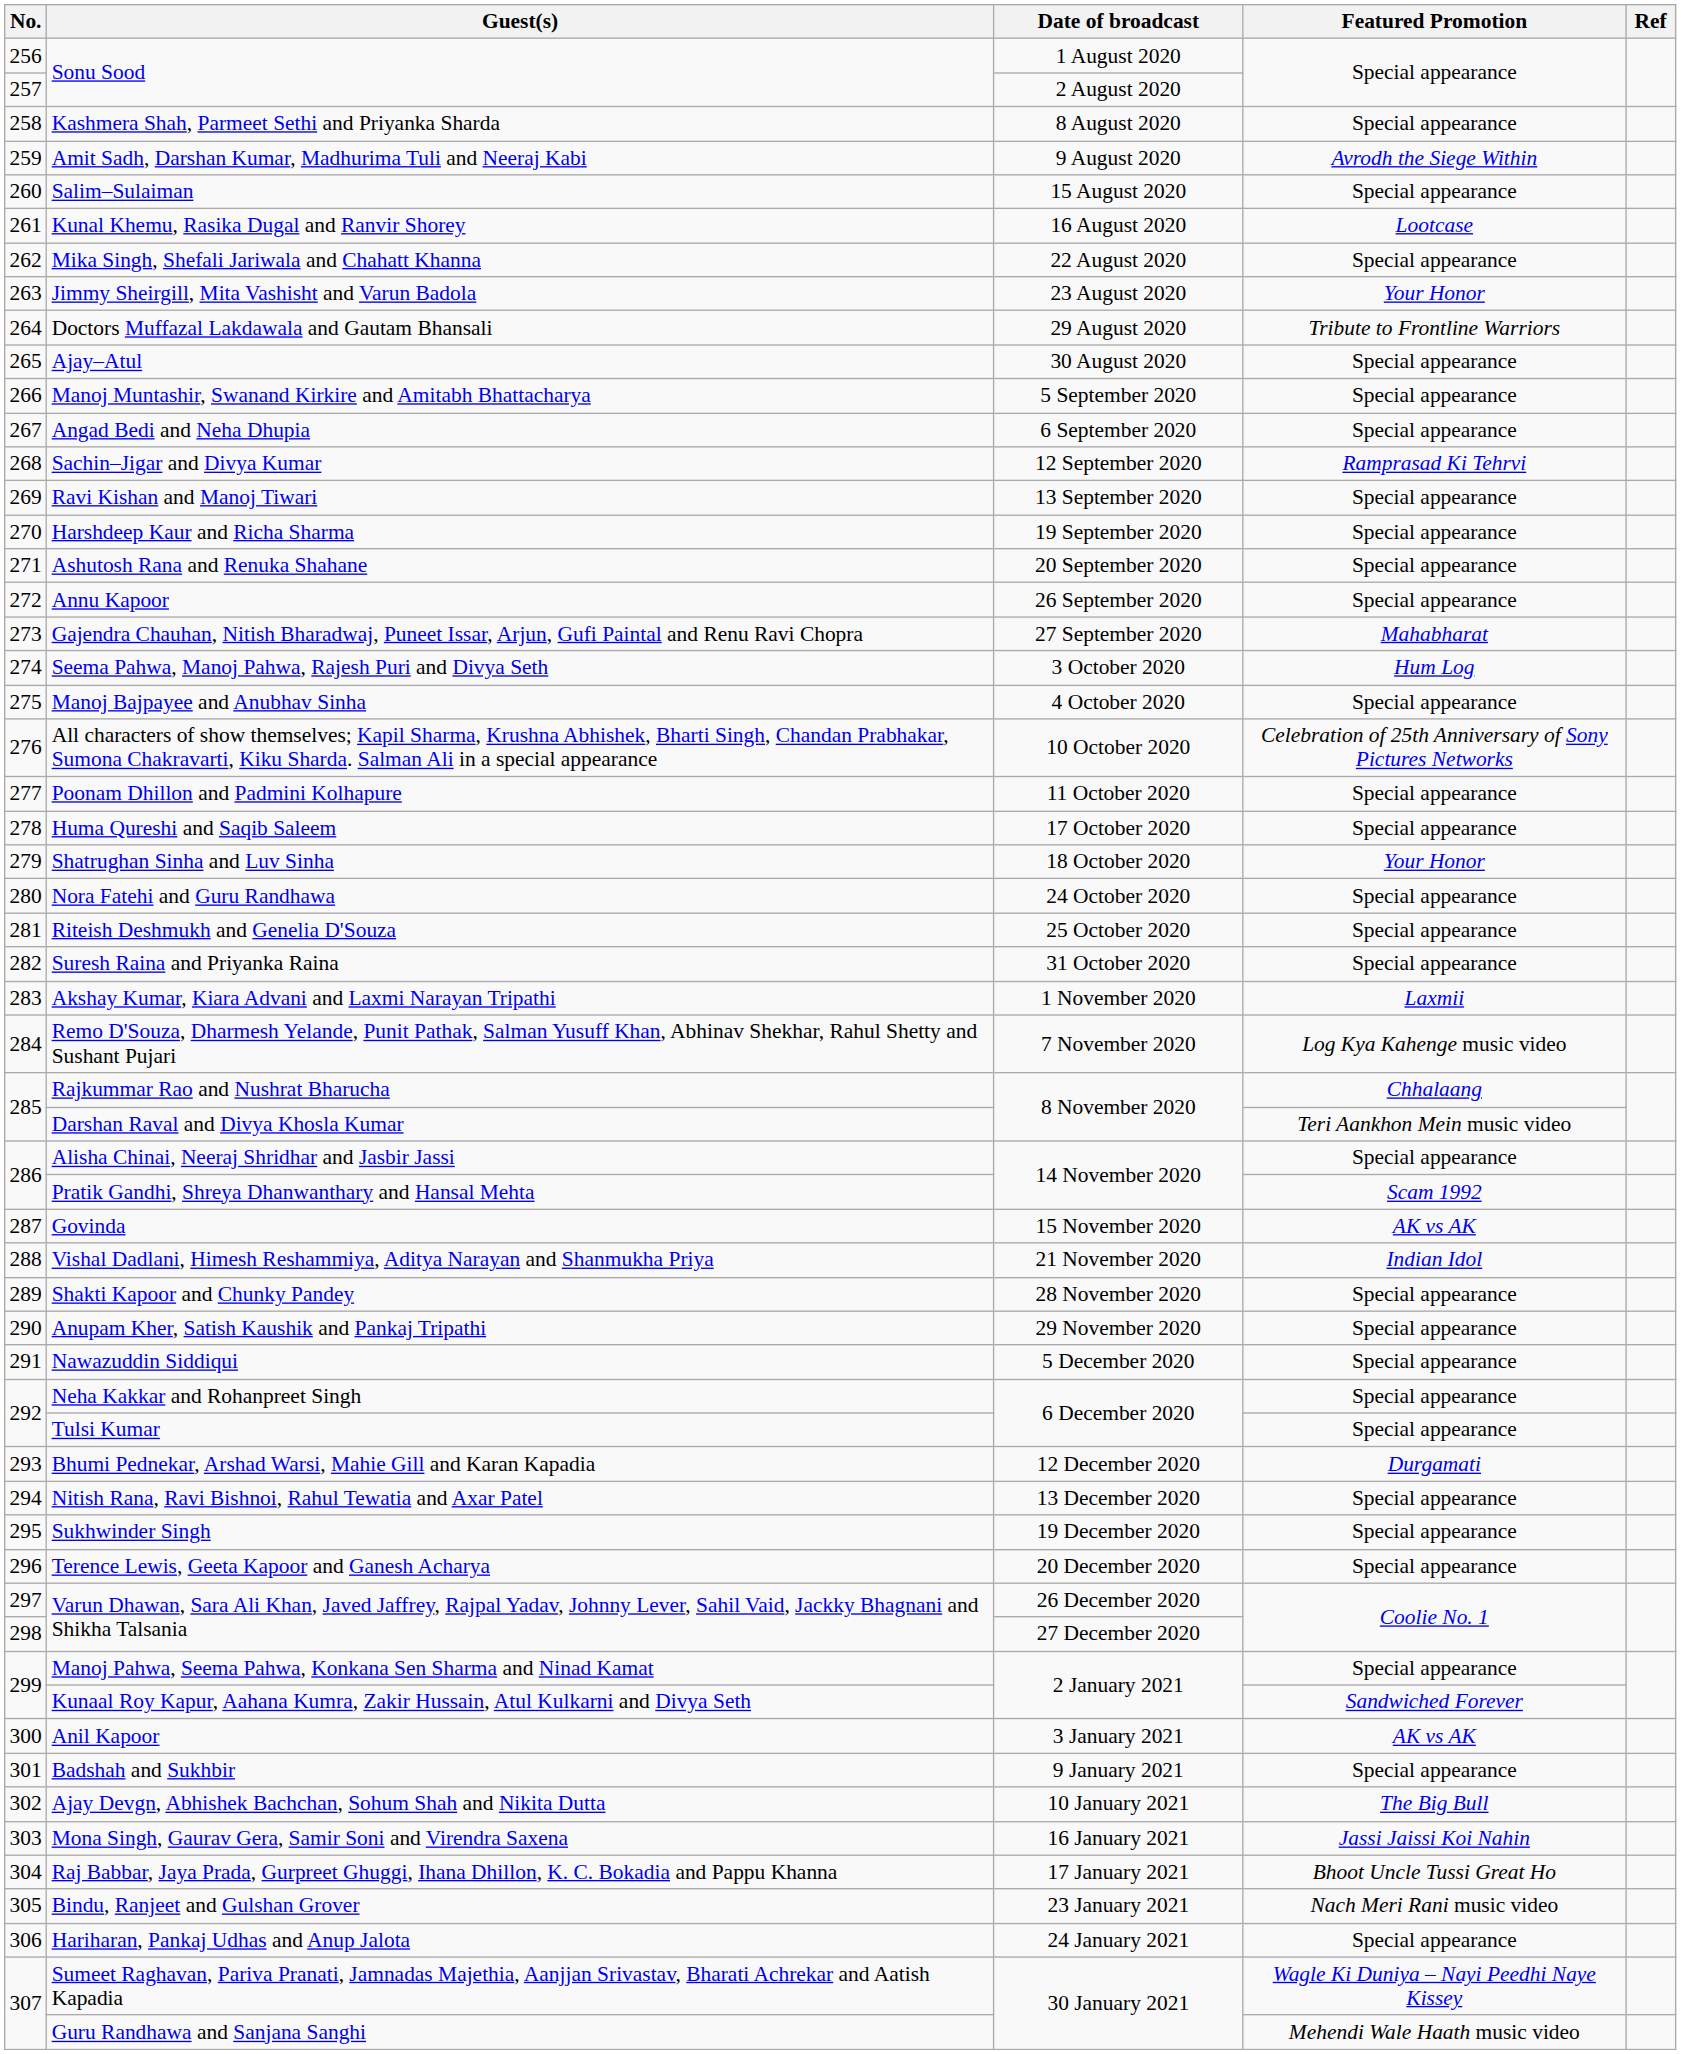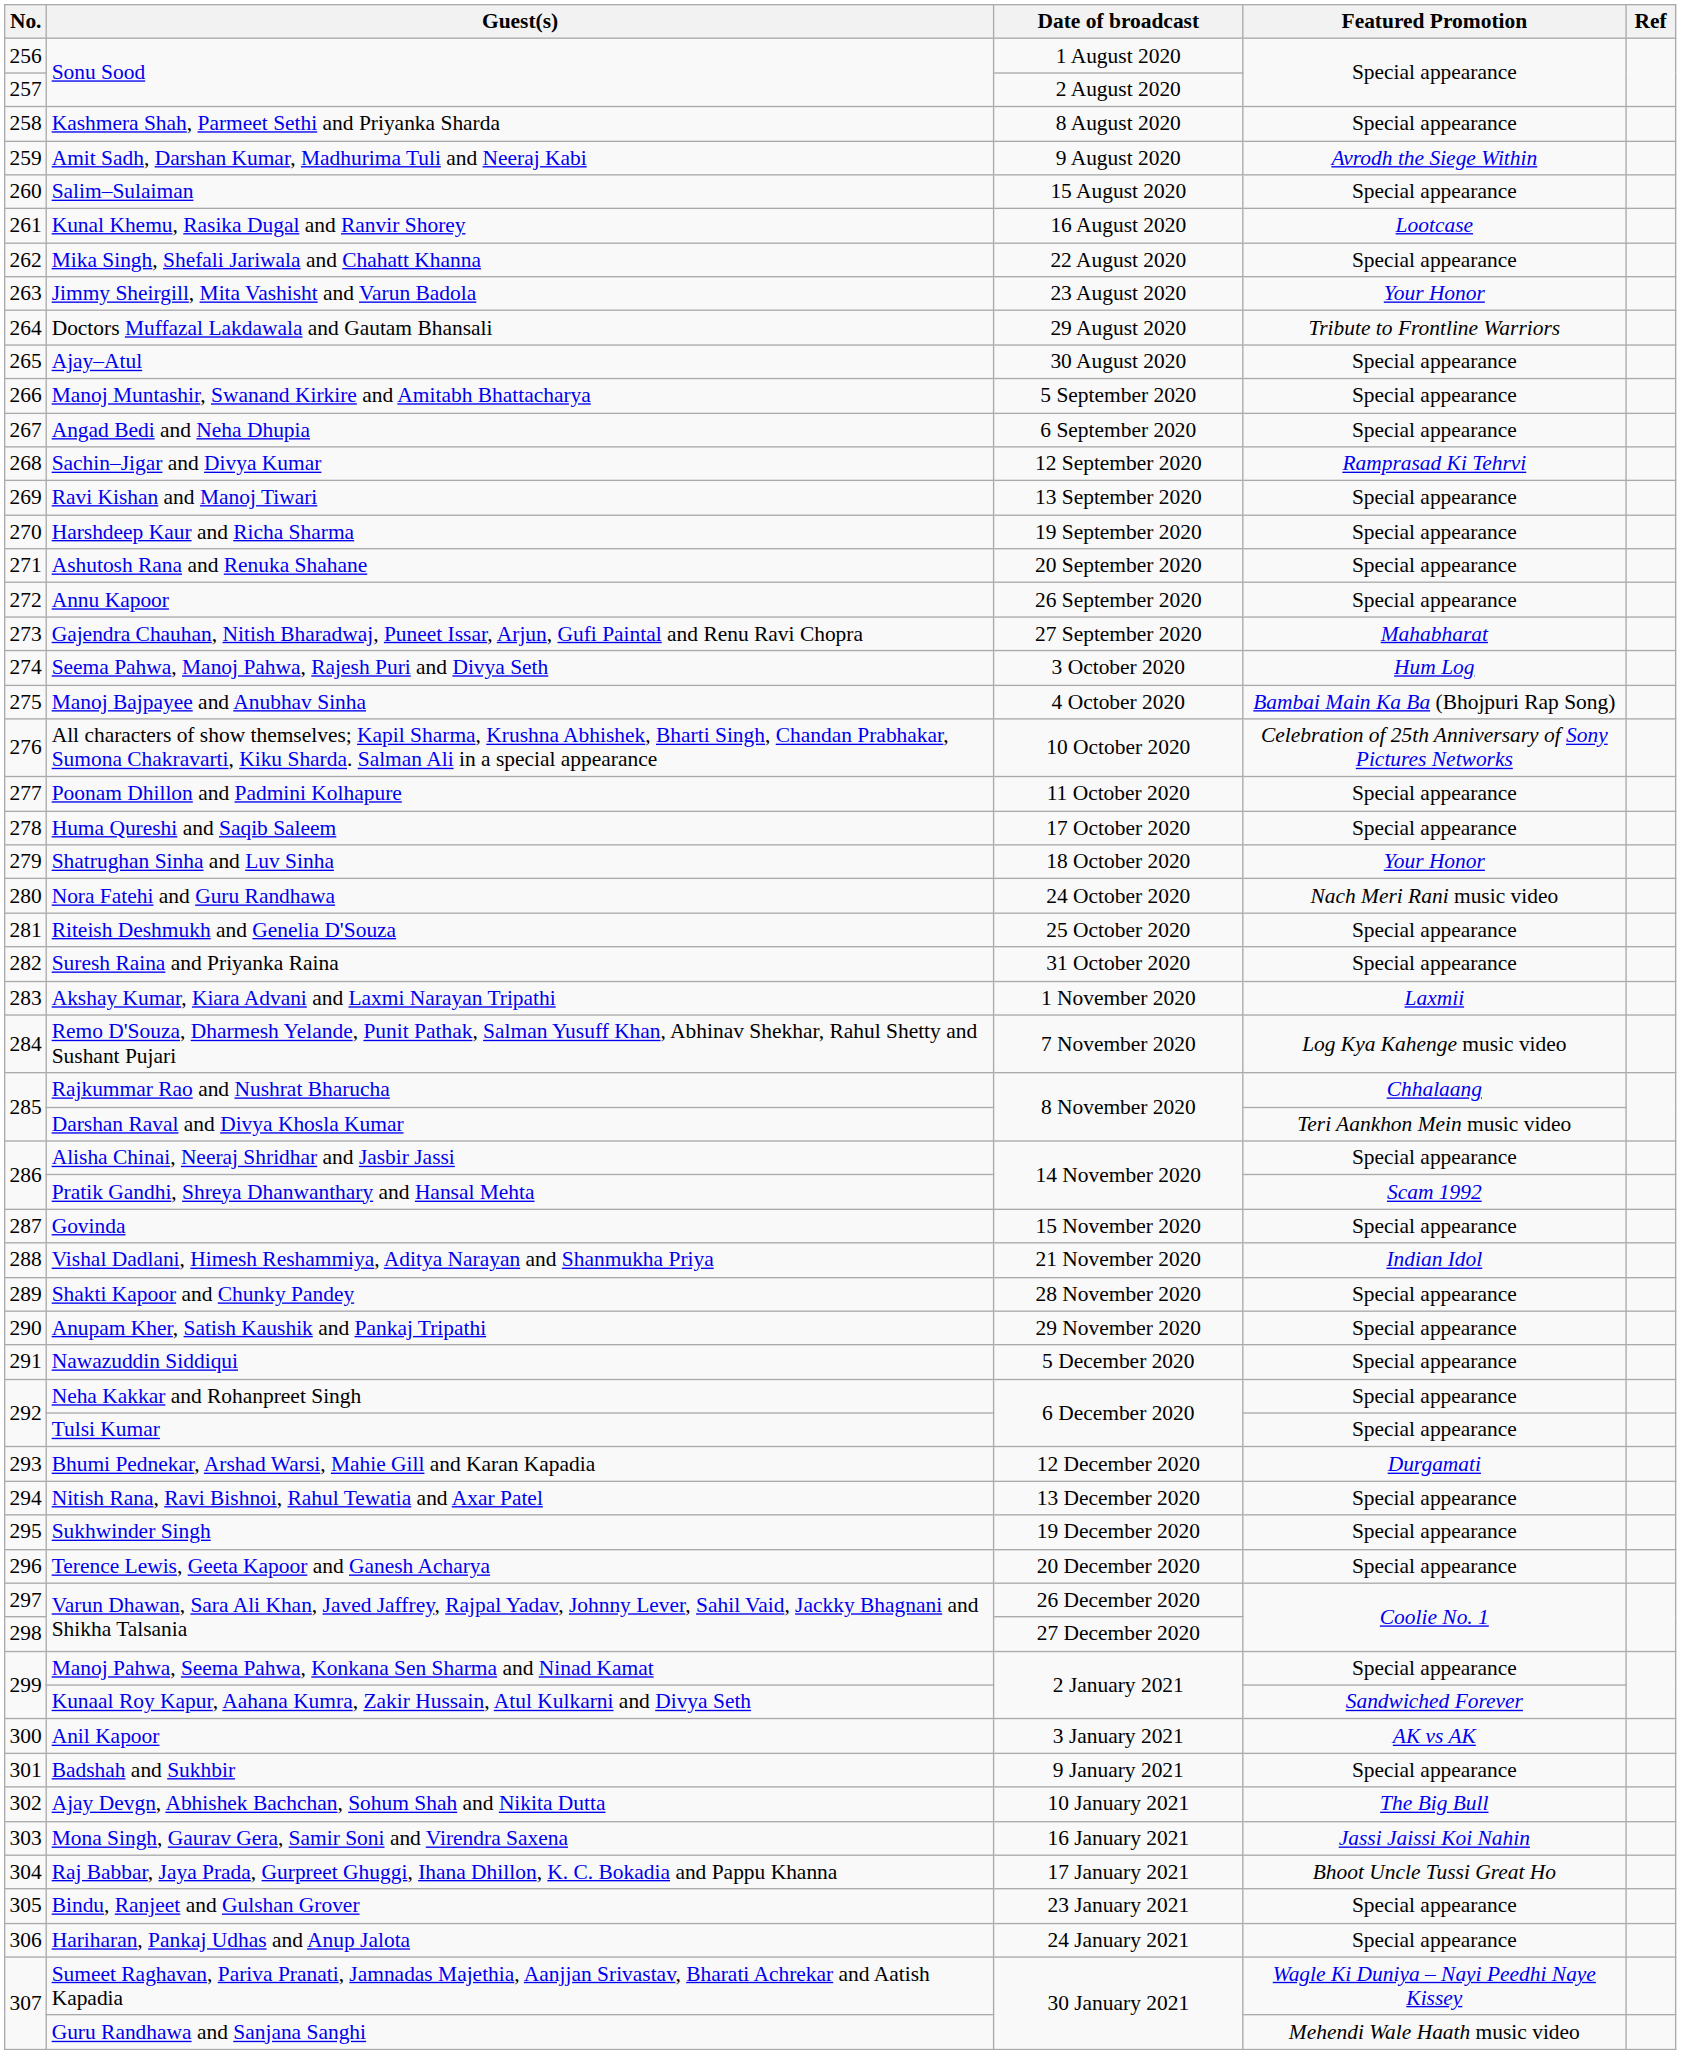(1434, 701) Special appearance -> (1434, 701) Bambai Main Ka Ba (Bhojpuri Rap Song)
(1434, 895) Special appearance -> (1434, 895) Nach Meri Rani music video
(1434, 1225) AK vs AK -> (1434, 1225) Special appearance
(1434, 1905) Nach Meri Rani music video -> (1434, 1905) Special appearance
